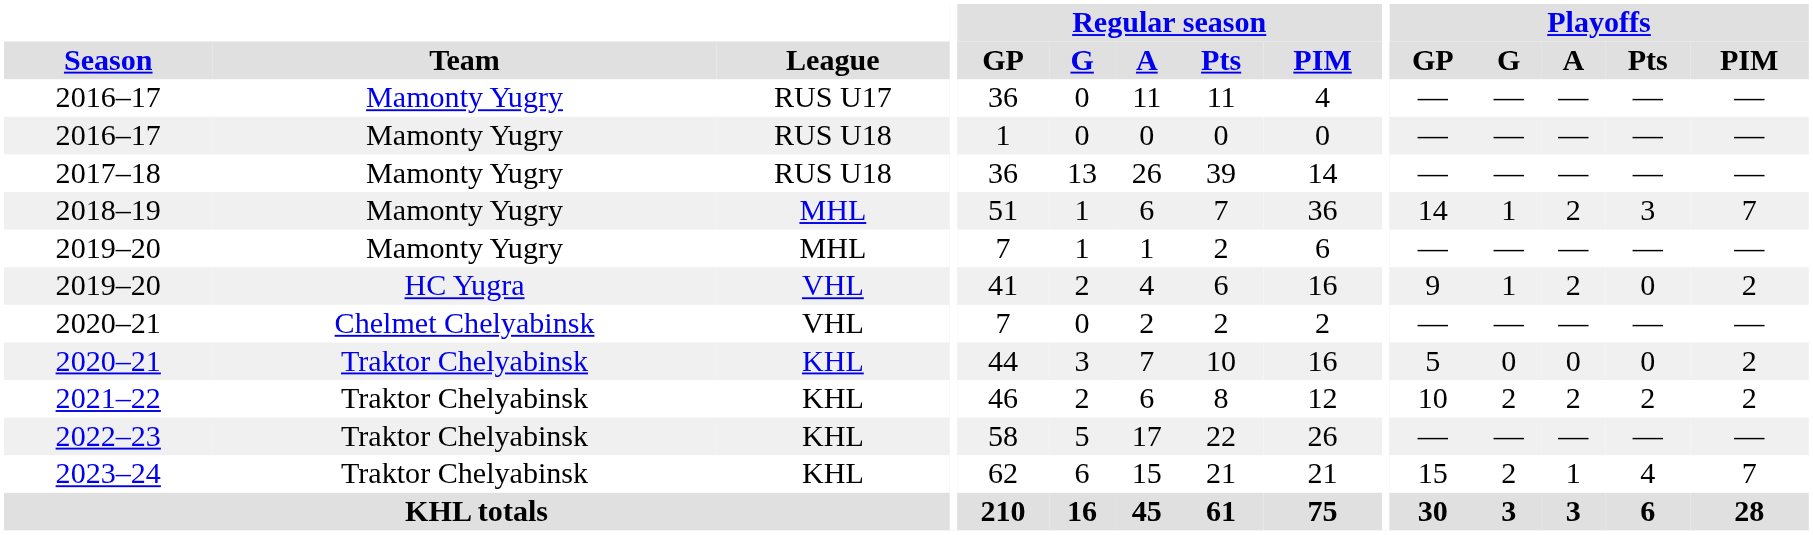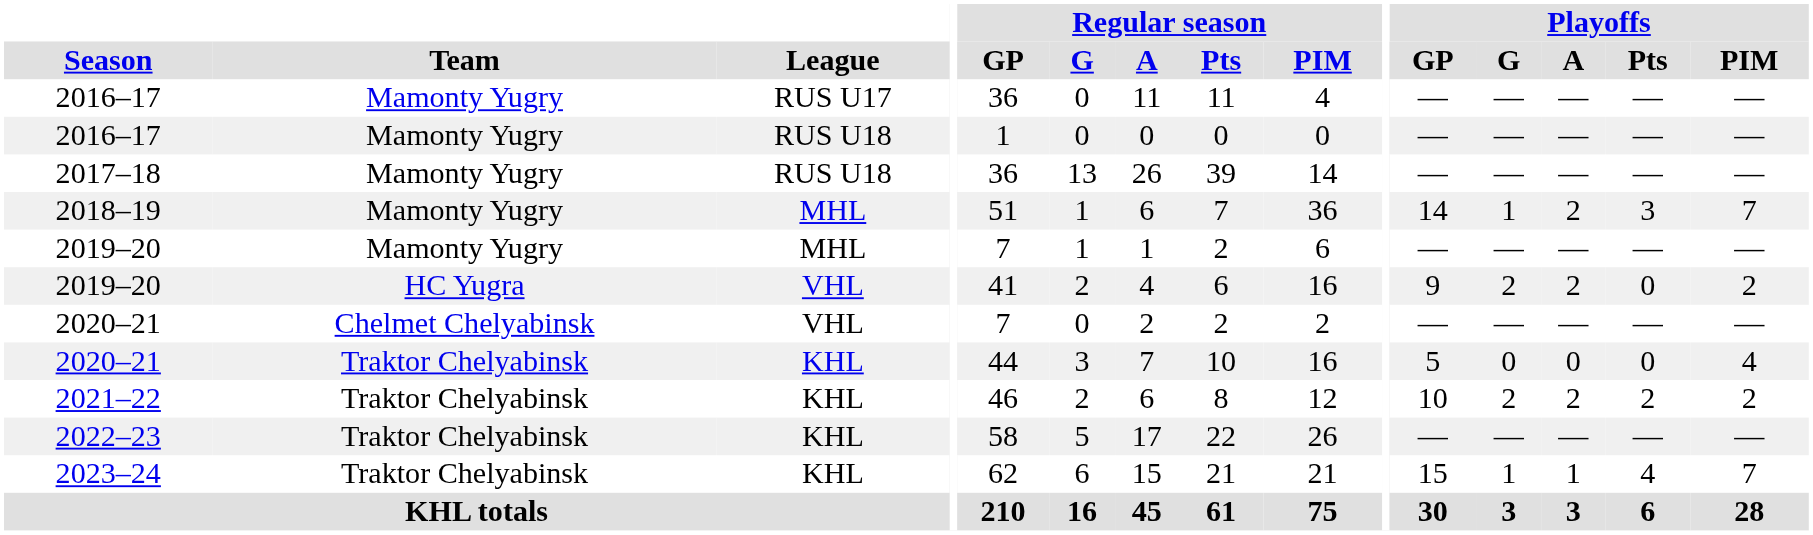(1509, 285) 1 -> (1509, 285) 2
(1749, 360) 2 -> (1749, 360) 4
(1509, 473) 2 -> (1509, 473) 1
